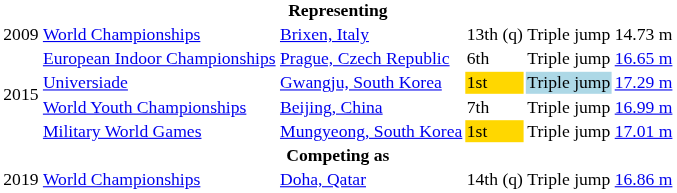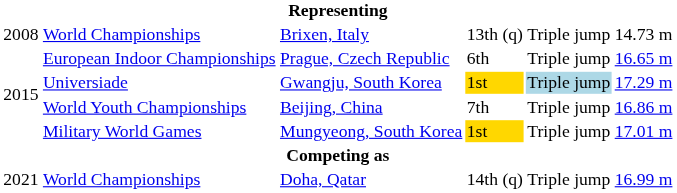(21, 34) 2009 -> (21, 34) 2008
(644, 106) 16.99 m -> (644, 106) 16.86 m
(21, 179) 2019 -> (21, 179) 2021
(644, 179) 16.86 m -> (644, 179) 16.99 m
